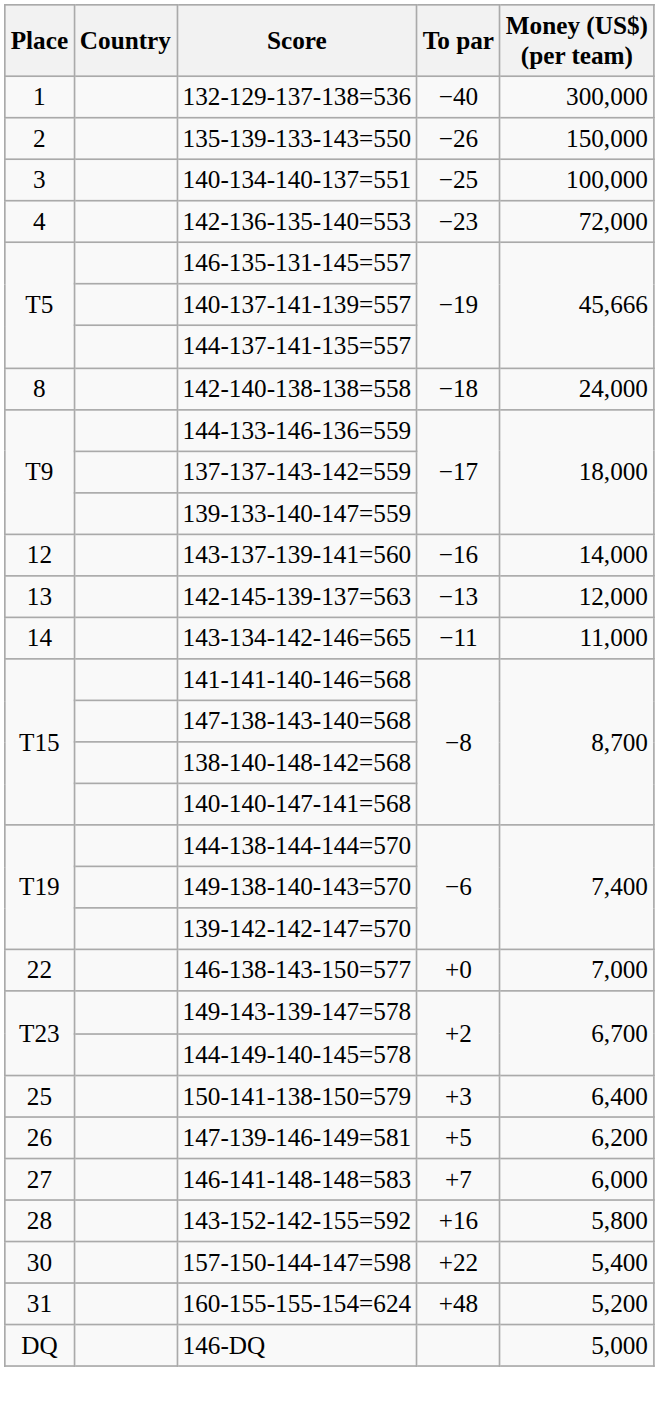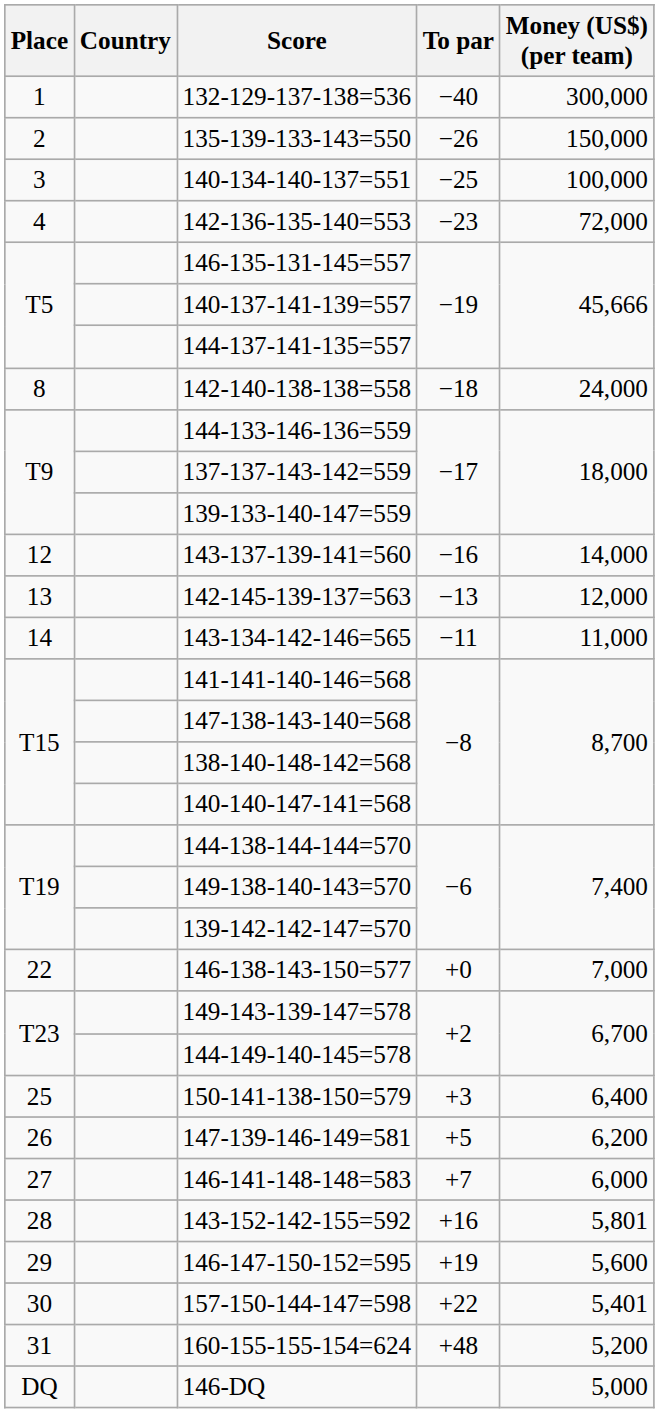(620, 1220) 5,800 -> (620, 1220) 5,801
+ row: (297, 1261)
(620, 1261) 5,400 -> (620, 1303) 5,401
